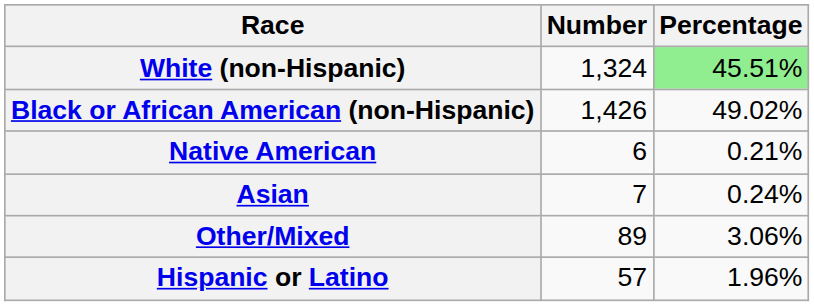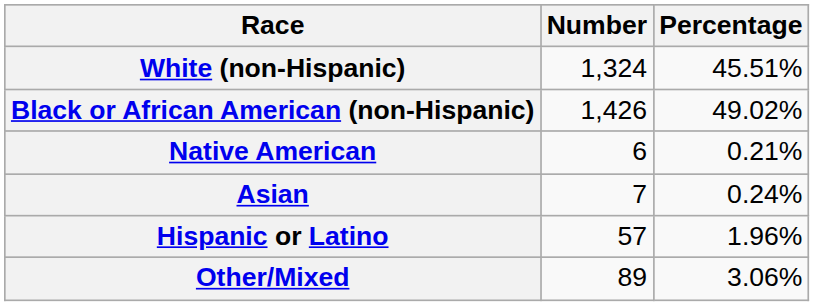(757, 67) lightgreen background -> (757, 67) no background
rows swapped: (273, 236) <-> (273, 278)
